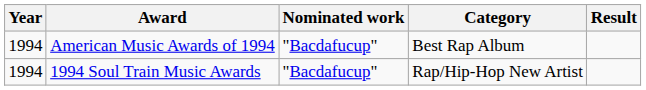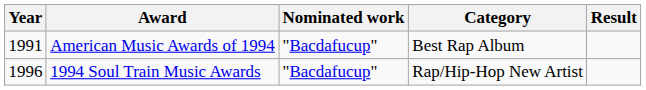(25, 44) 1994 -> (25, 44) 1991
(25, 71) 1994 -> (25, 71) 1996
